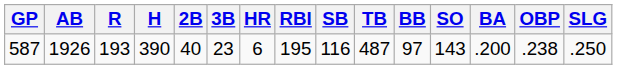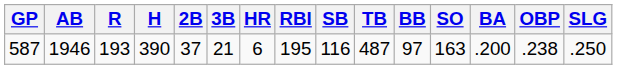(70, 49) 1926 -> (70, 49) 1946
(191, 49) 40 -> (191, 49) 37
(223, 49) 23 -> (223, 49) 21
(450, 49) 143 -> (450, 49) 163
